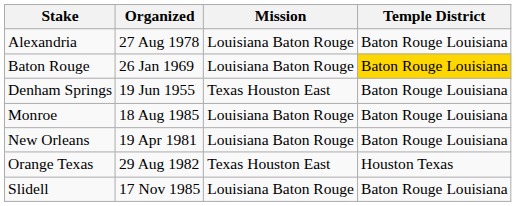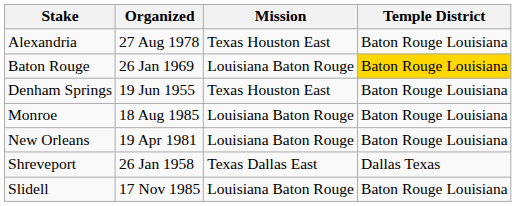(281, 41) Louisiana Baton Rouge -> (269, 41) Texas Houston East
- row: (51, 164)
+ row: (42, 164)
